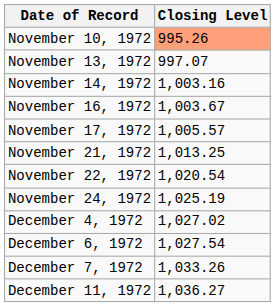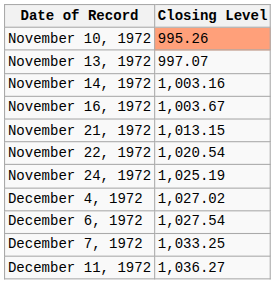- row: (79, 130)
(192, 153) 1,013.25 -> (192, 130) 1,013.15
(192, 268) 1,033.26 -> (192, 245) 1,033.25
